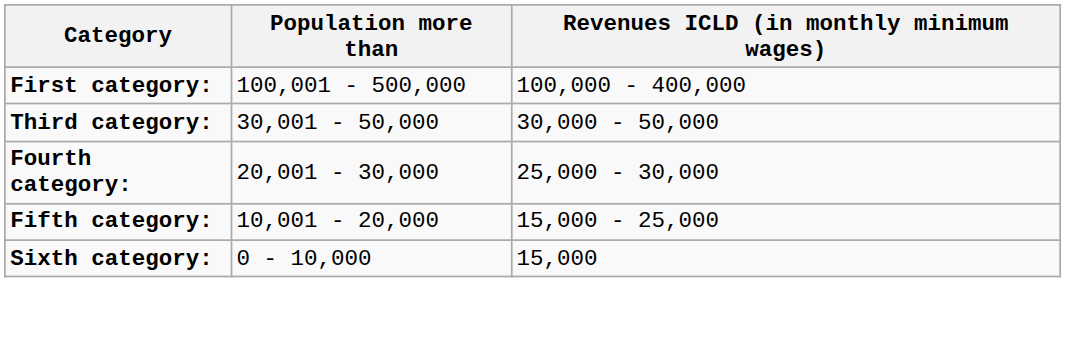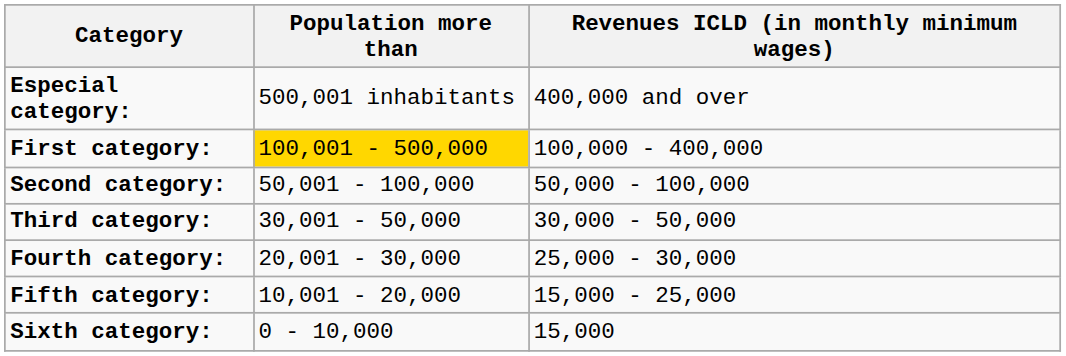+ row: (71, 99)
(351, 86) no background -> (373, 148) gold background
+ row: (118, 185)
